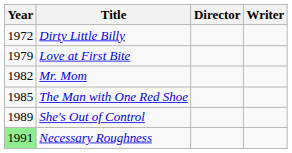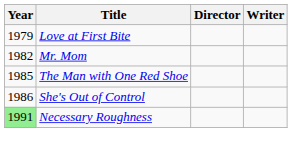- row: (82, 35)
(20, 117) 1989 -> (20, 96) 1986
